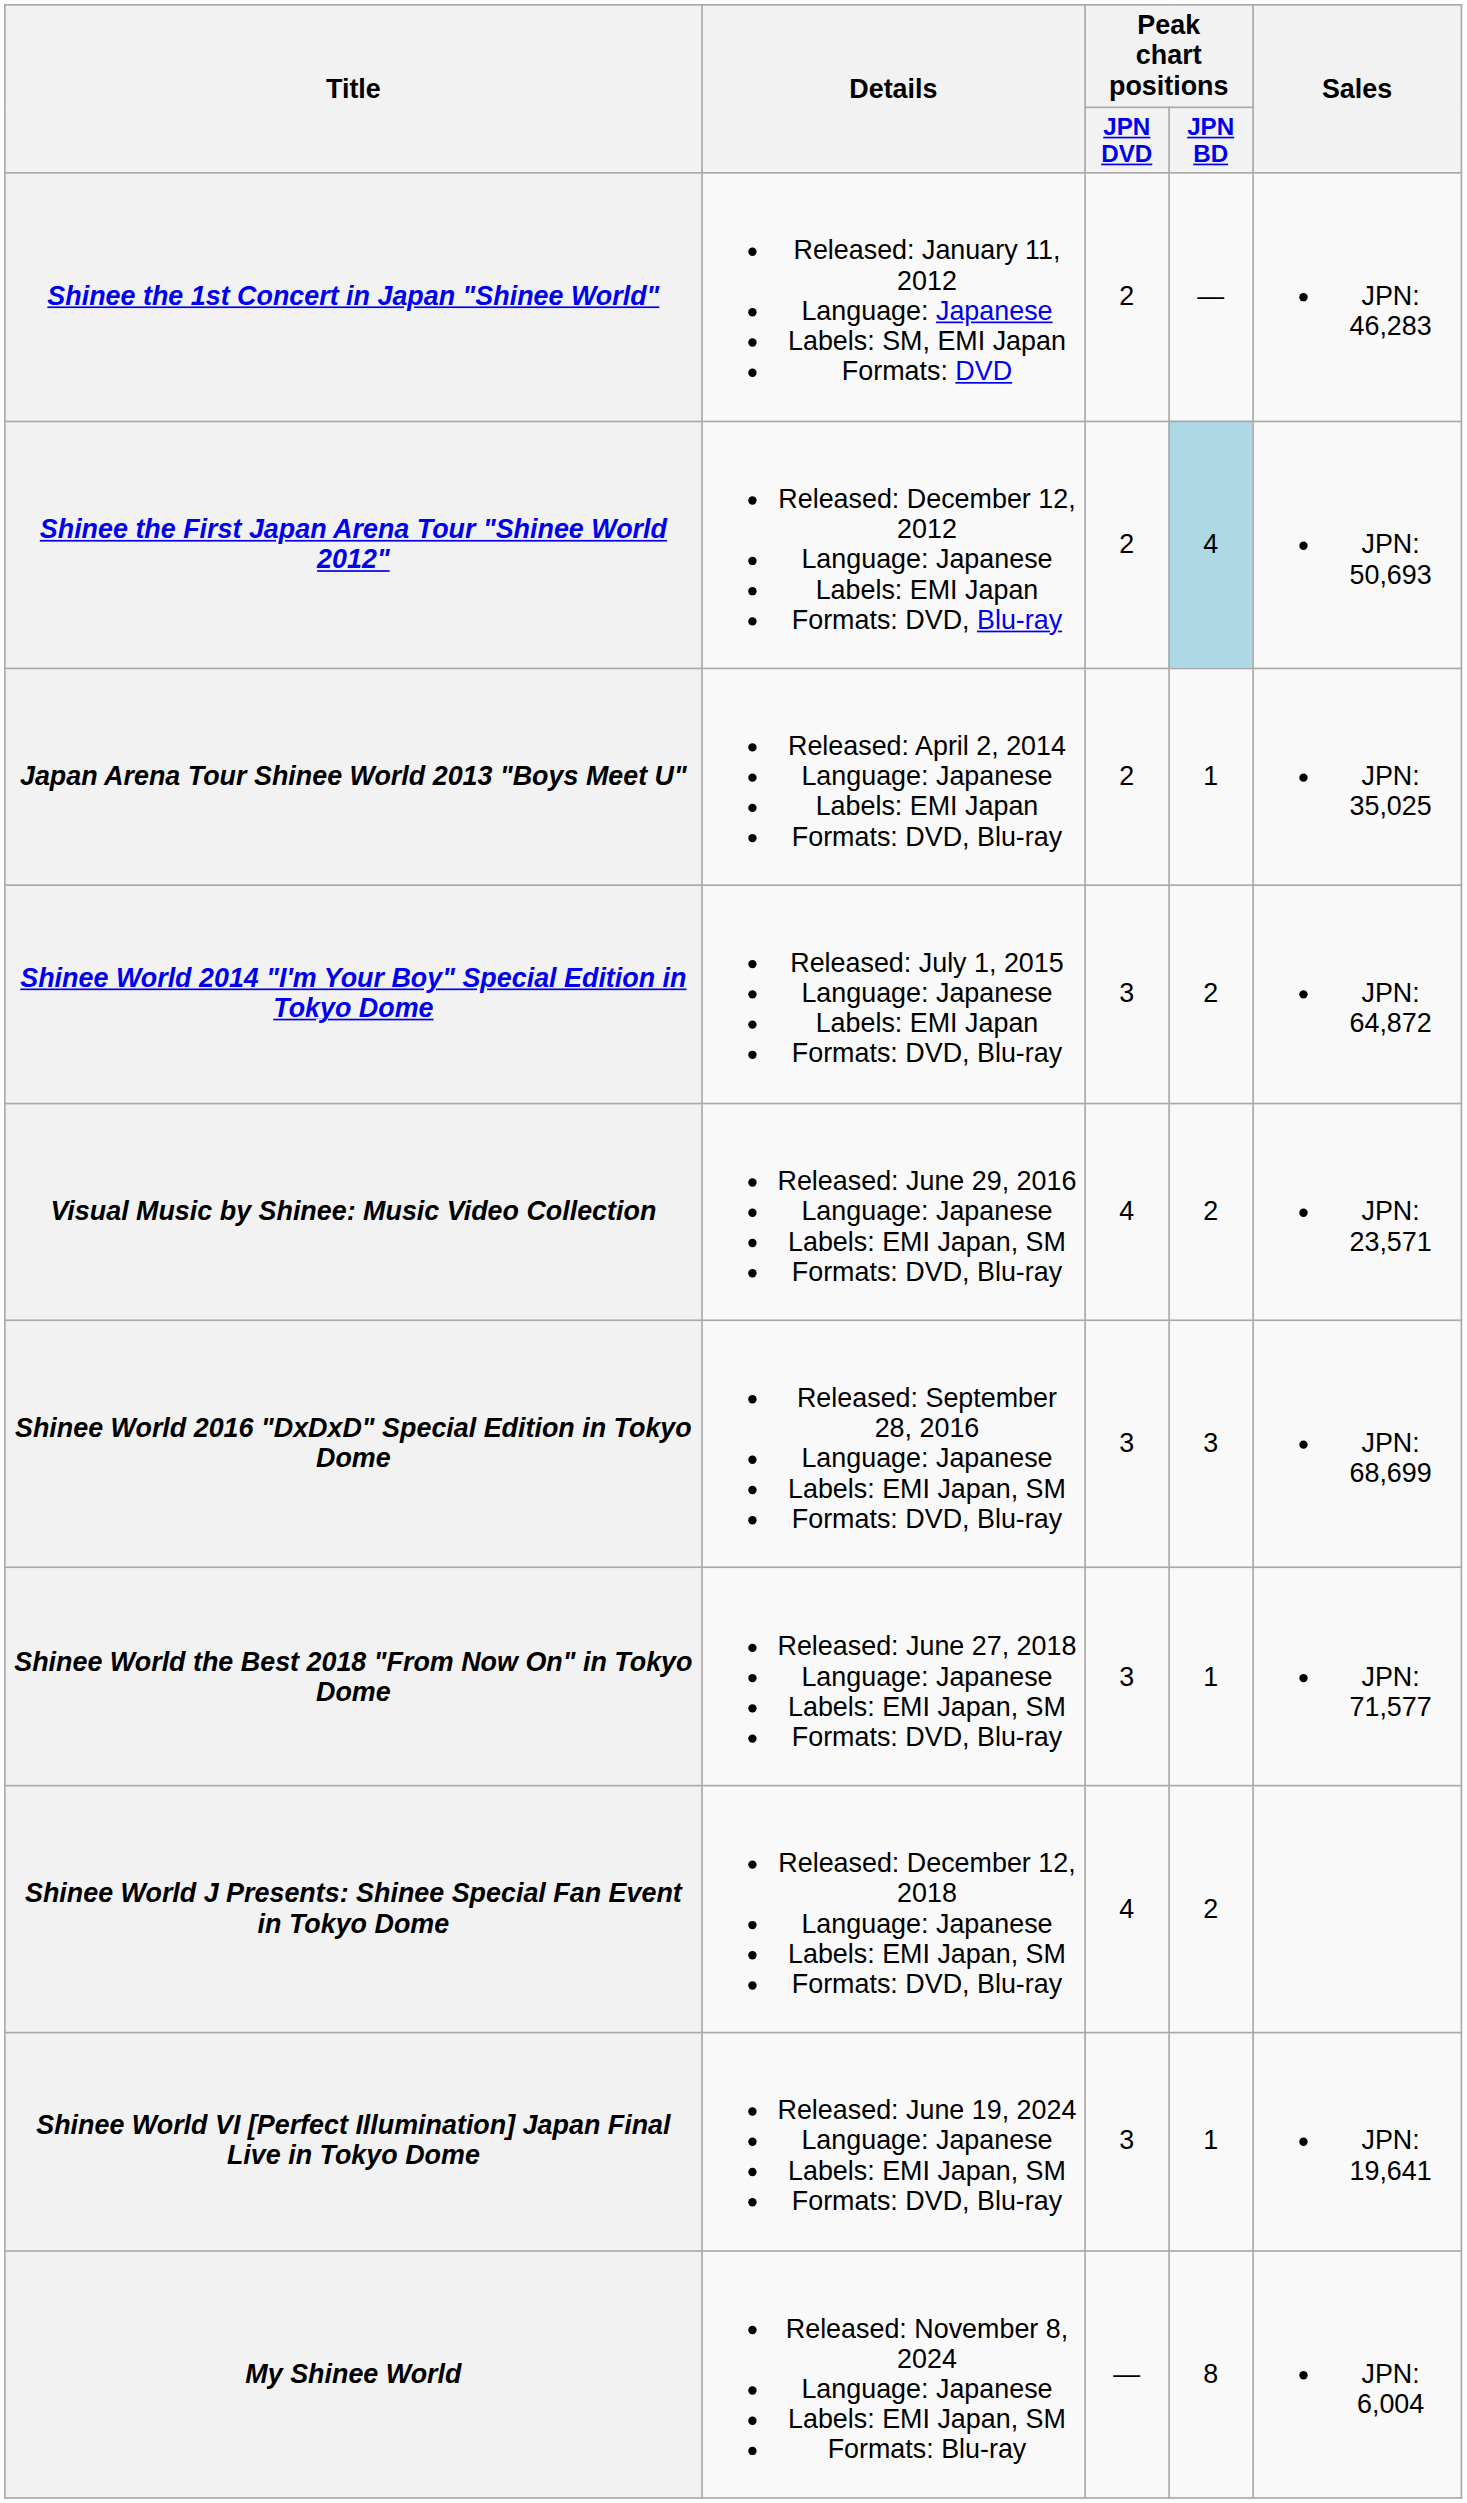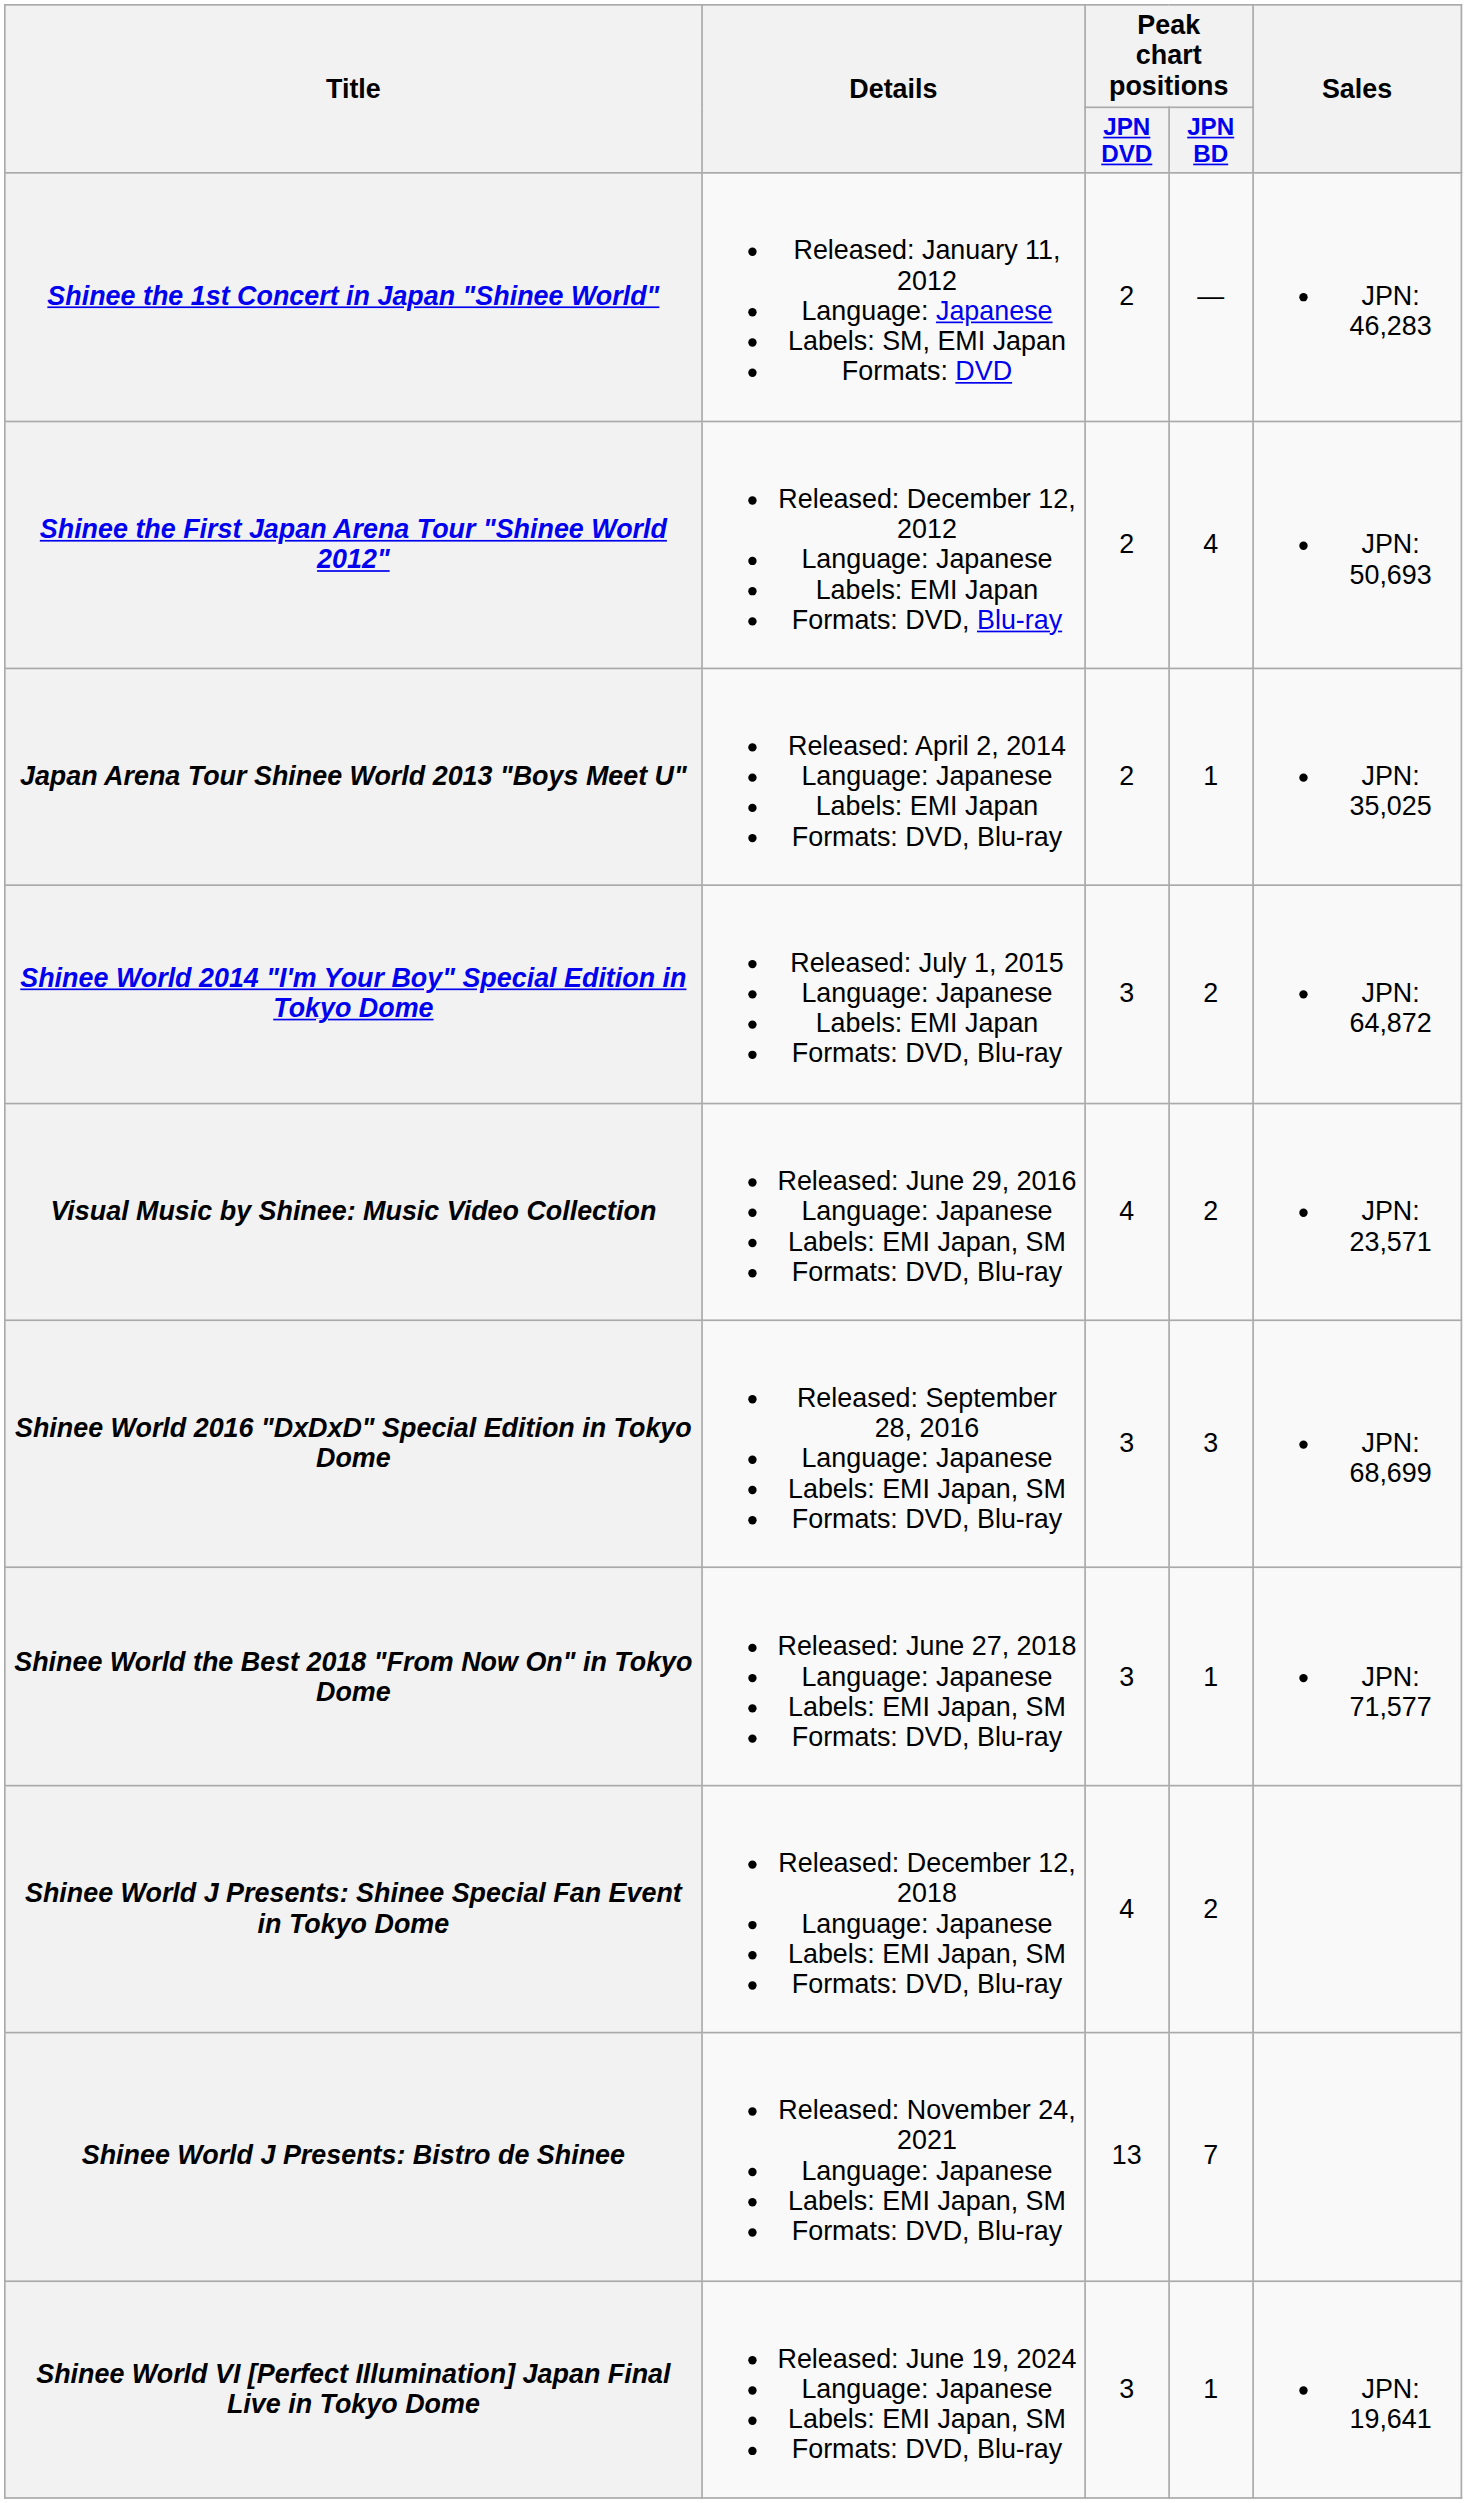(1211, 544) lightblue background -> (1211, 544) no background
+ row: (353, 2156)
- row: (353, 2373)
